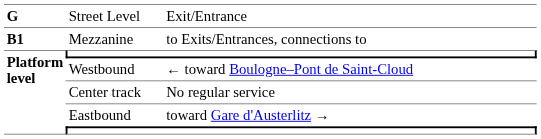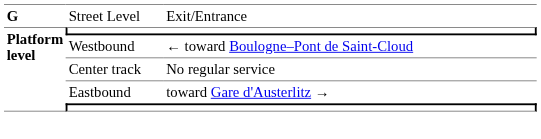- row: (101, 38)
